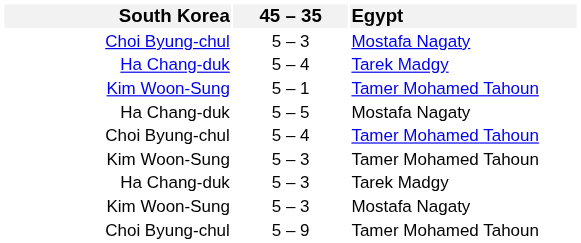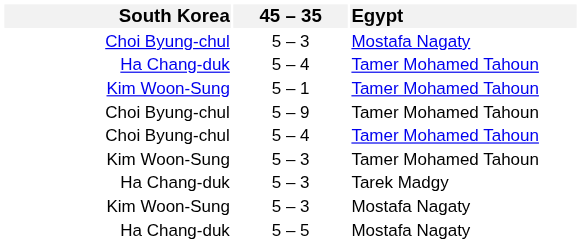(400, 65) Tarek Madgy -> (445, 65) Tamer Mohamed Tahoun
rows swapped: (175, 112) <-> (168, 230)
